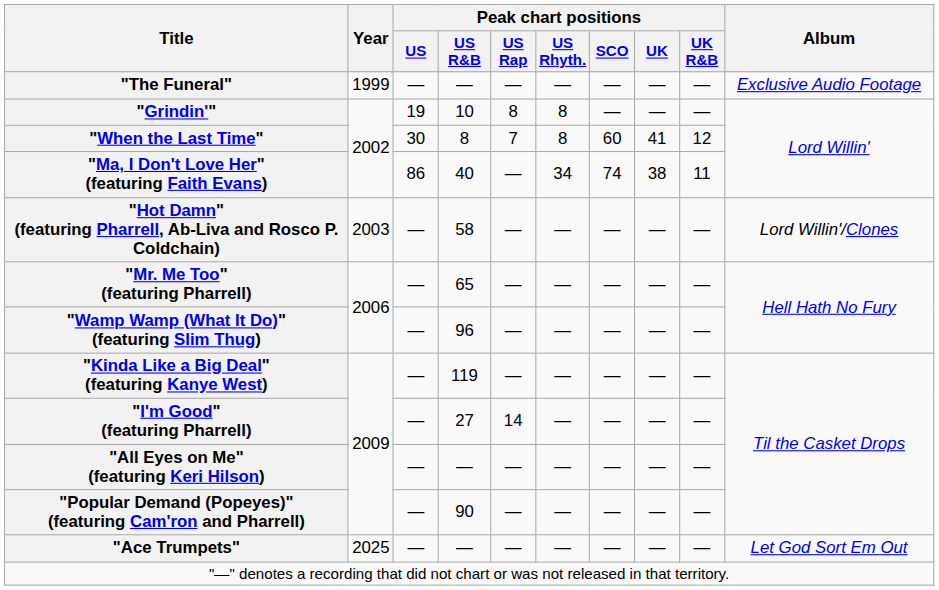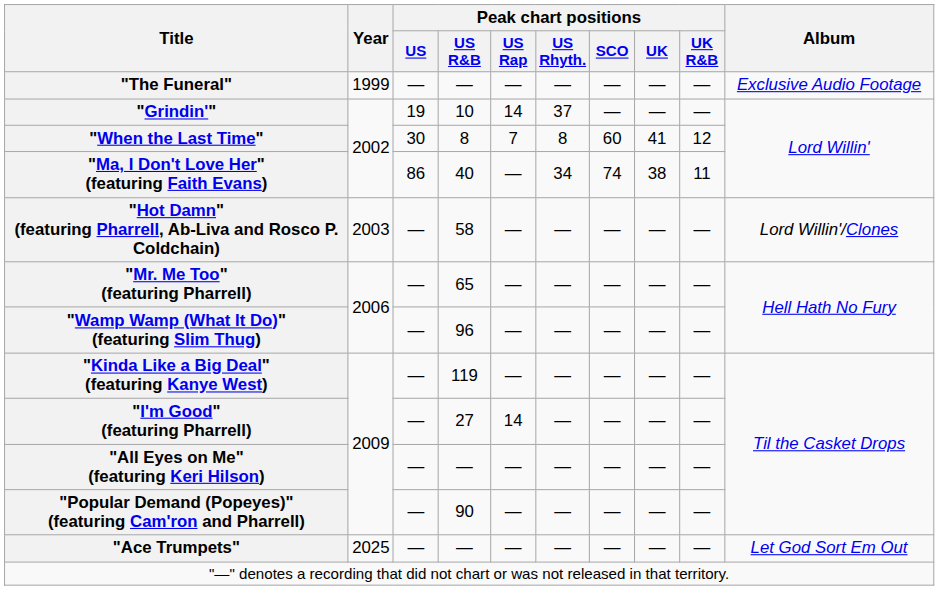(513, 111) 8 -> (513, 111) 14
(563, 111) 8 -> (563, 111) 37
